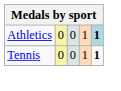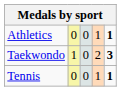(97, 35) lightblue background -> (110, 35) no background
+ row: (36, 55)
